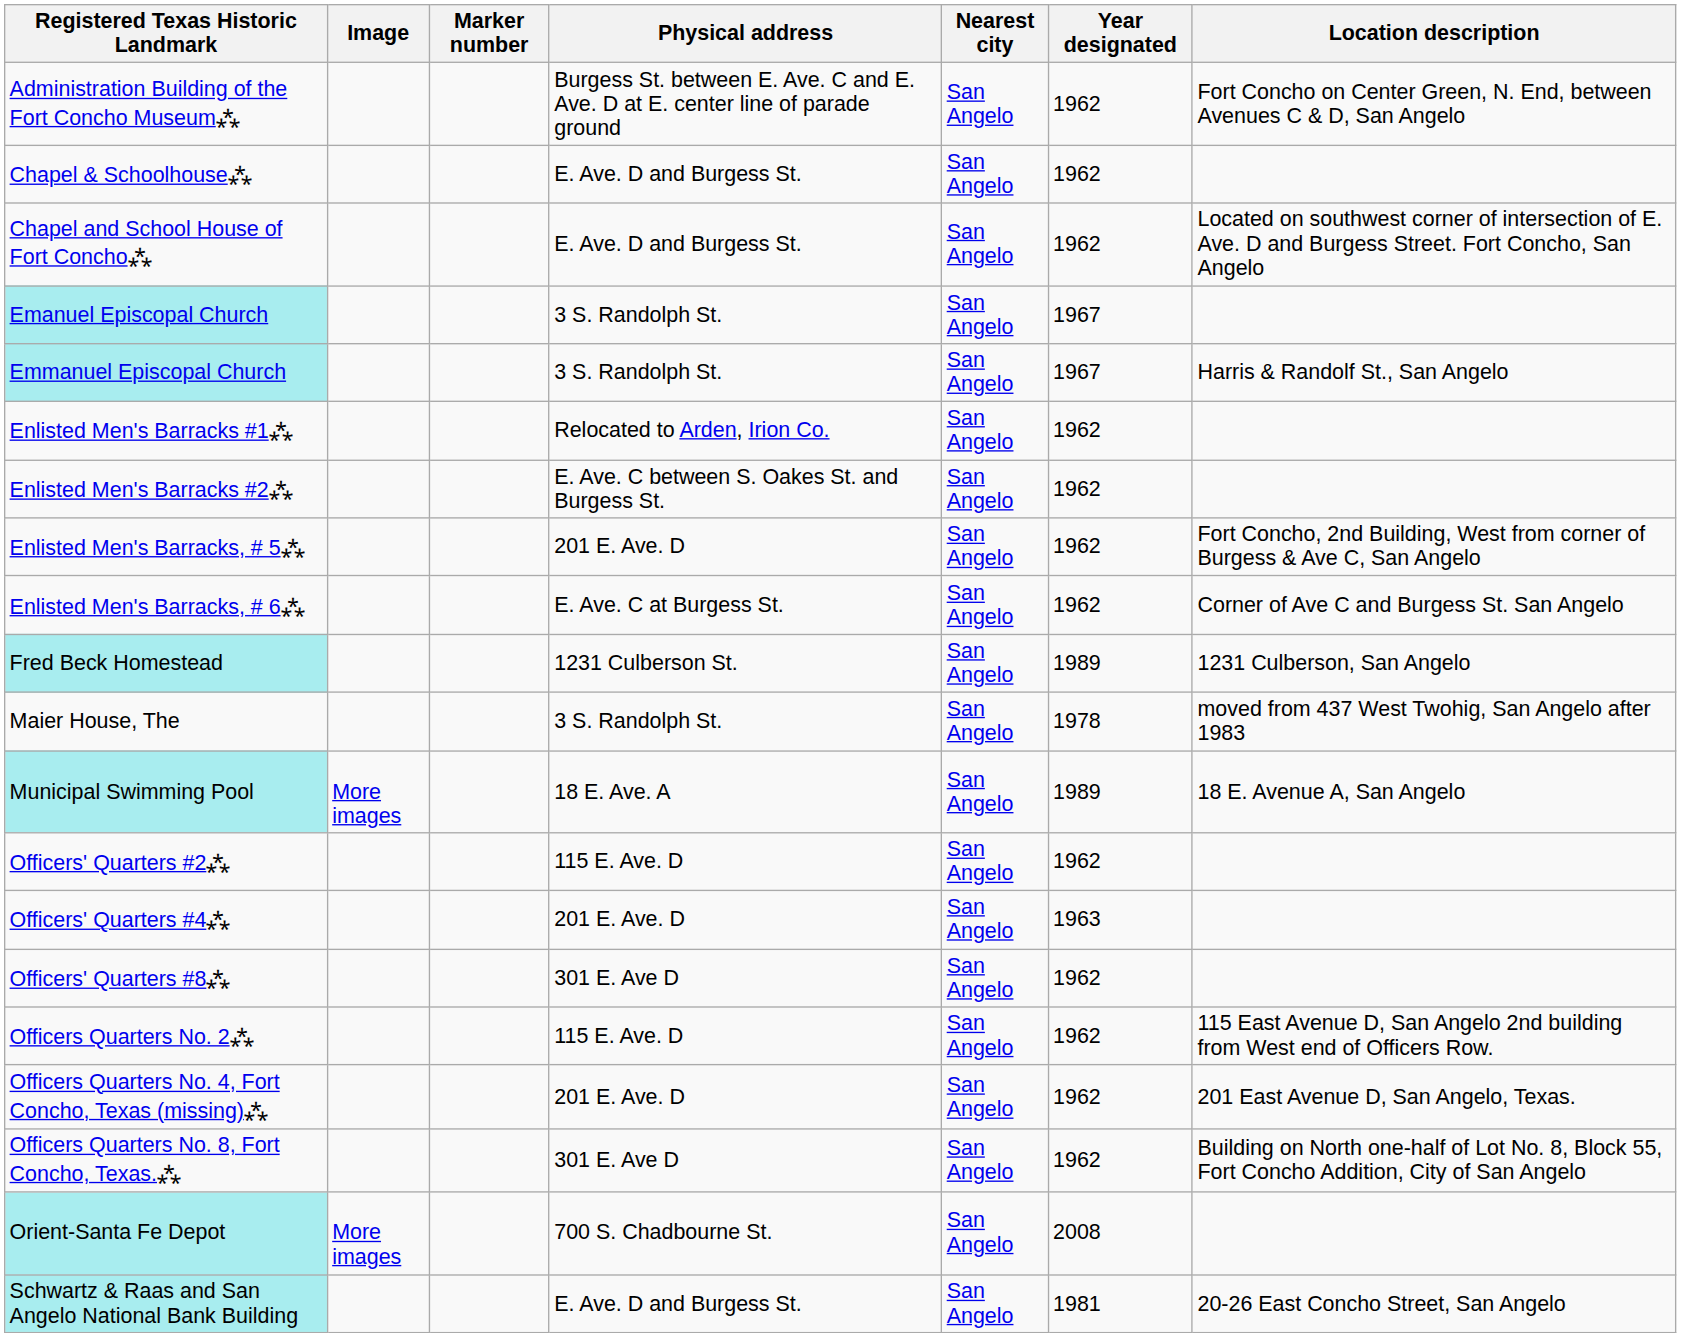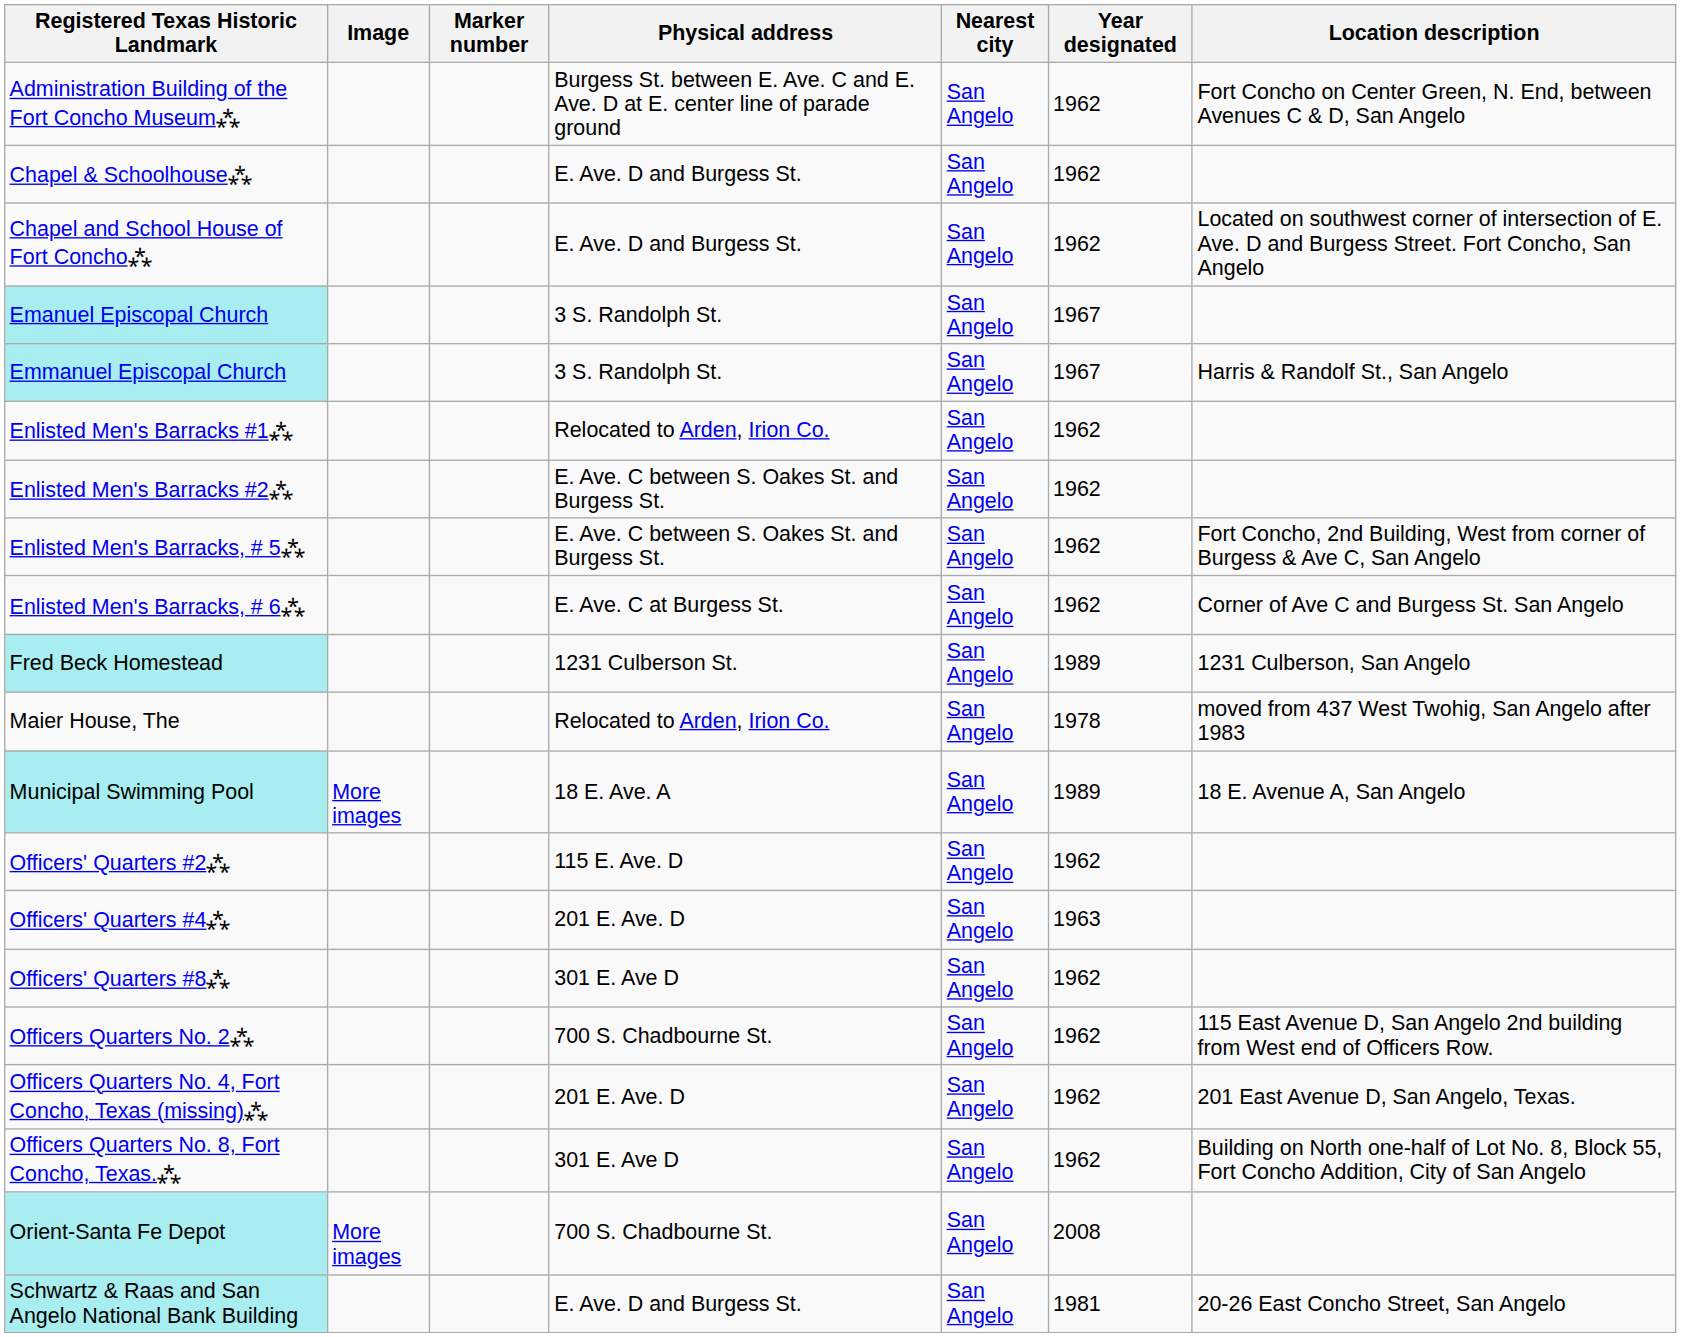(620, 546) 201 E. Ave. D -> (726, 546) E. Ave. C between S. Oakes St. and Burgess St.
(638, 721) 3 S. Randolph St. -> (692, 721) Relocated to Arden, Irion Co.
(619, 1035) 115 E. Ave. D -> (663, 1035) 700 S. Chadbourne St.
